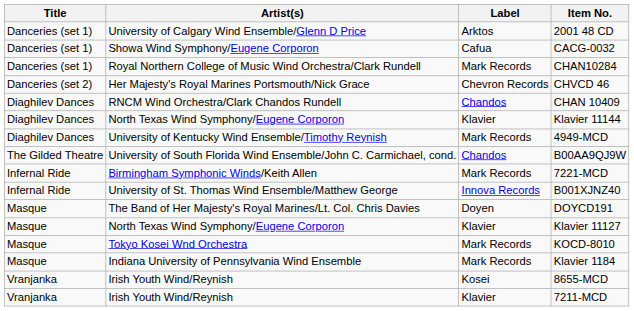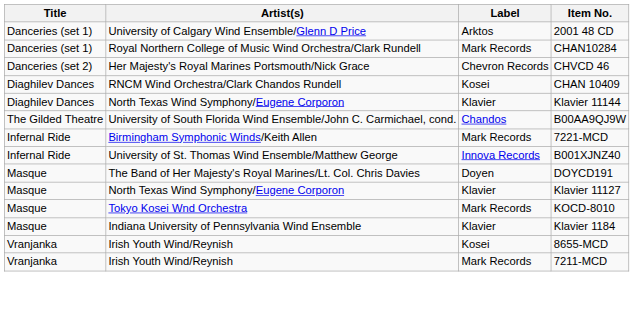- row: (584, 48)
(484, 102) Chandos -> (476, 84) Kosei
- row: (581, 137)
(496, 262) Mark Records -> (479, 226) Klavier
(479, 297) Klavier -> (496, 262) Mark Records
